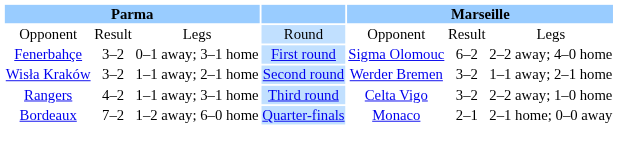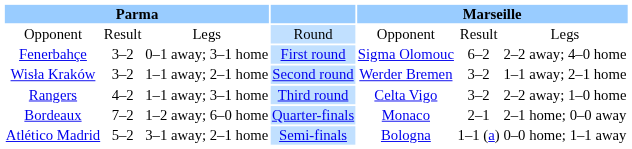+ row: (53, 135)
